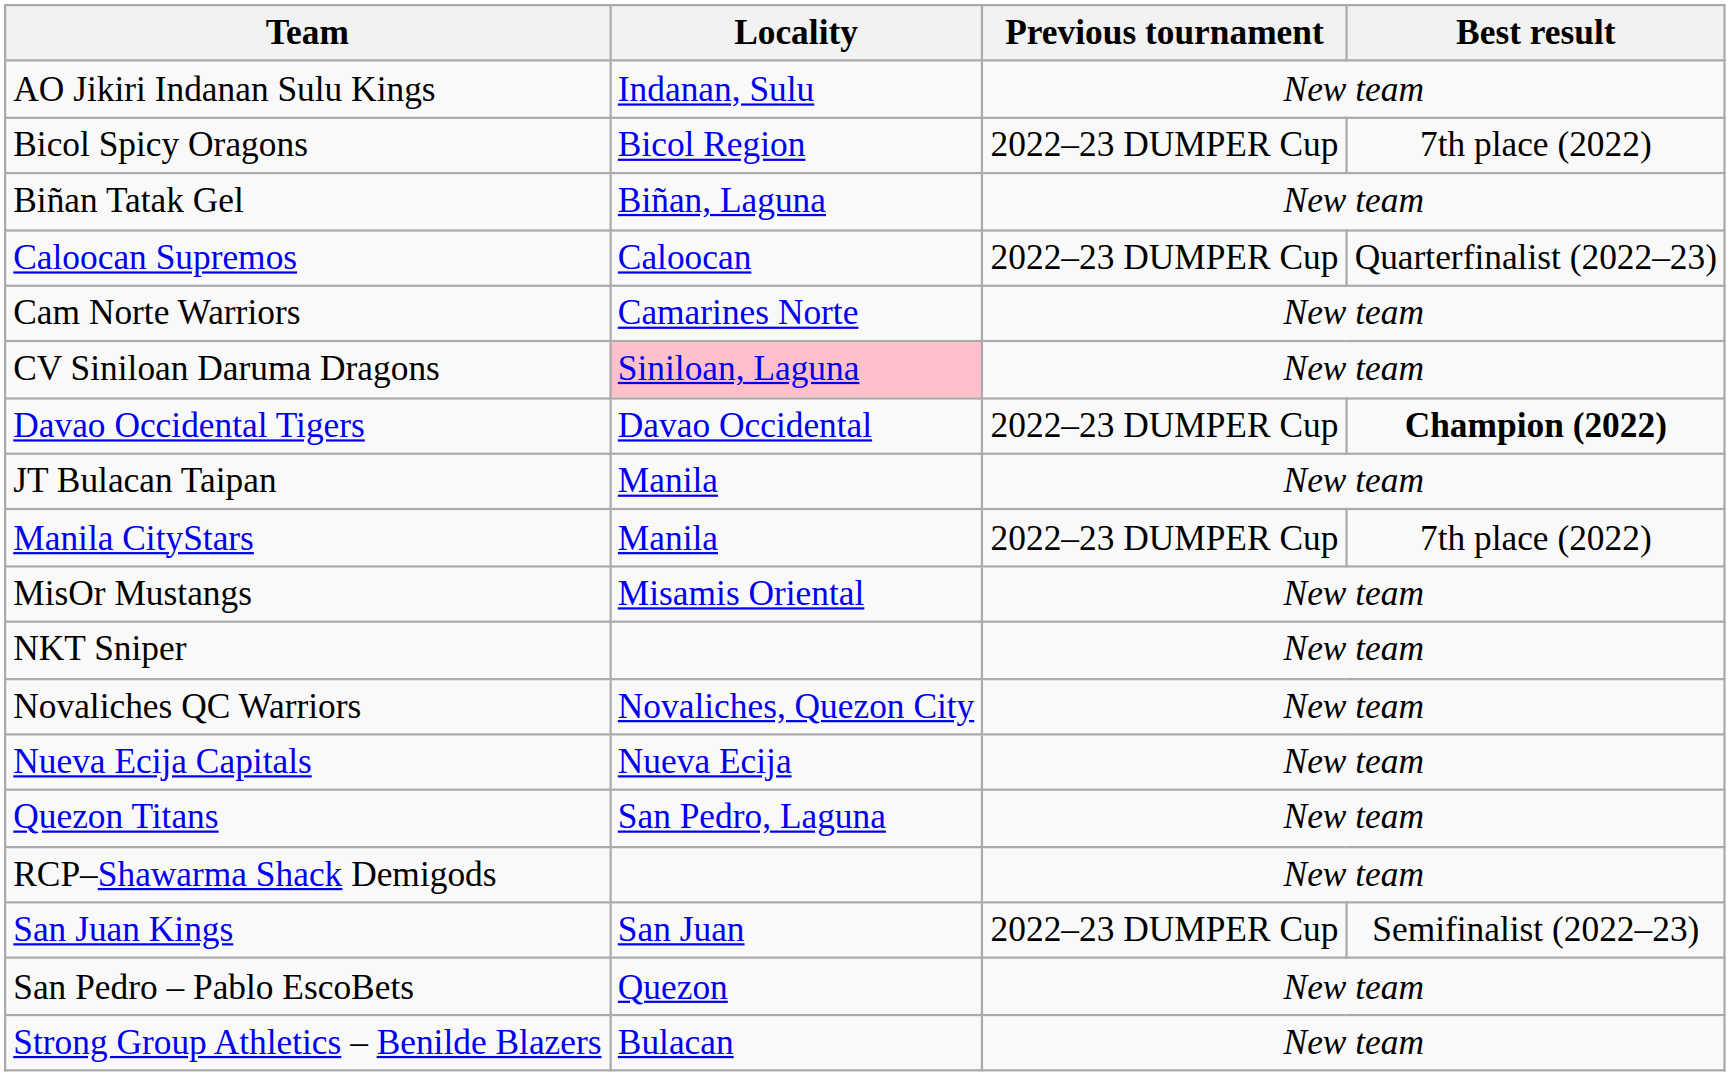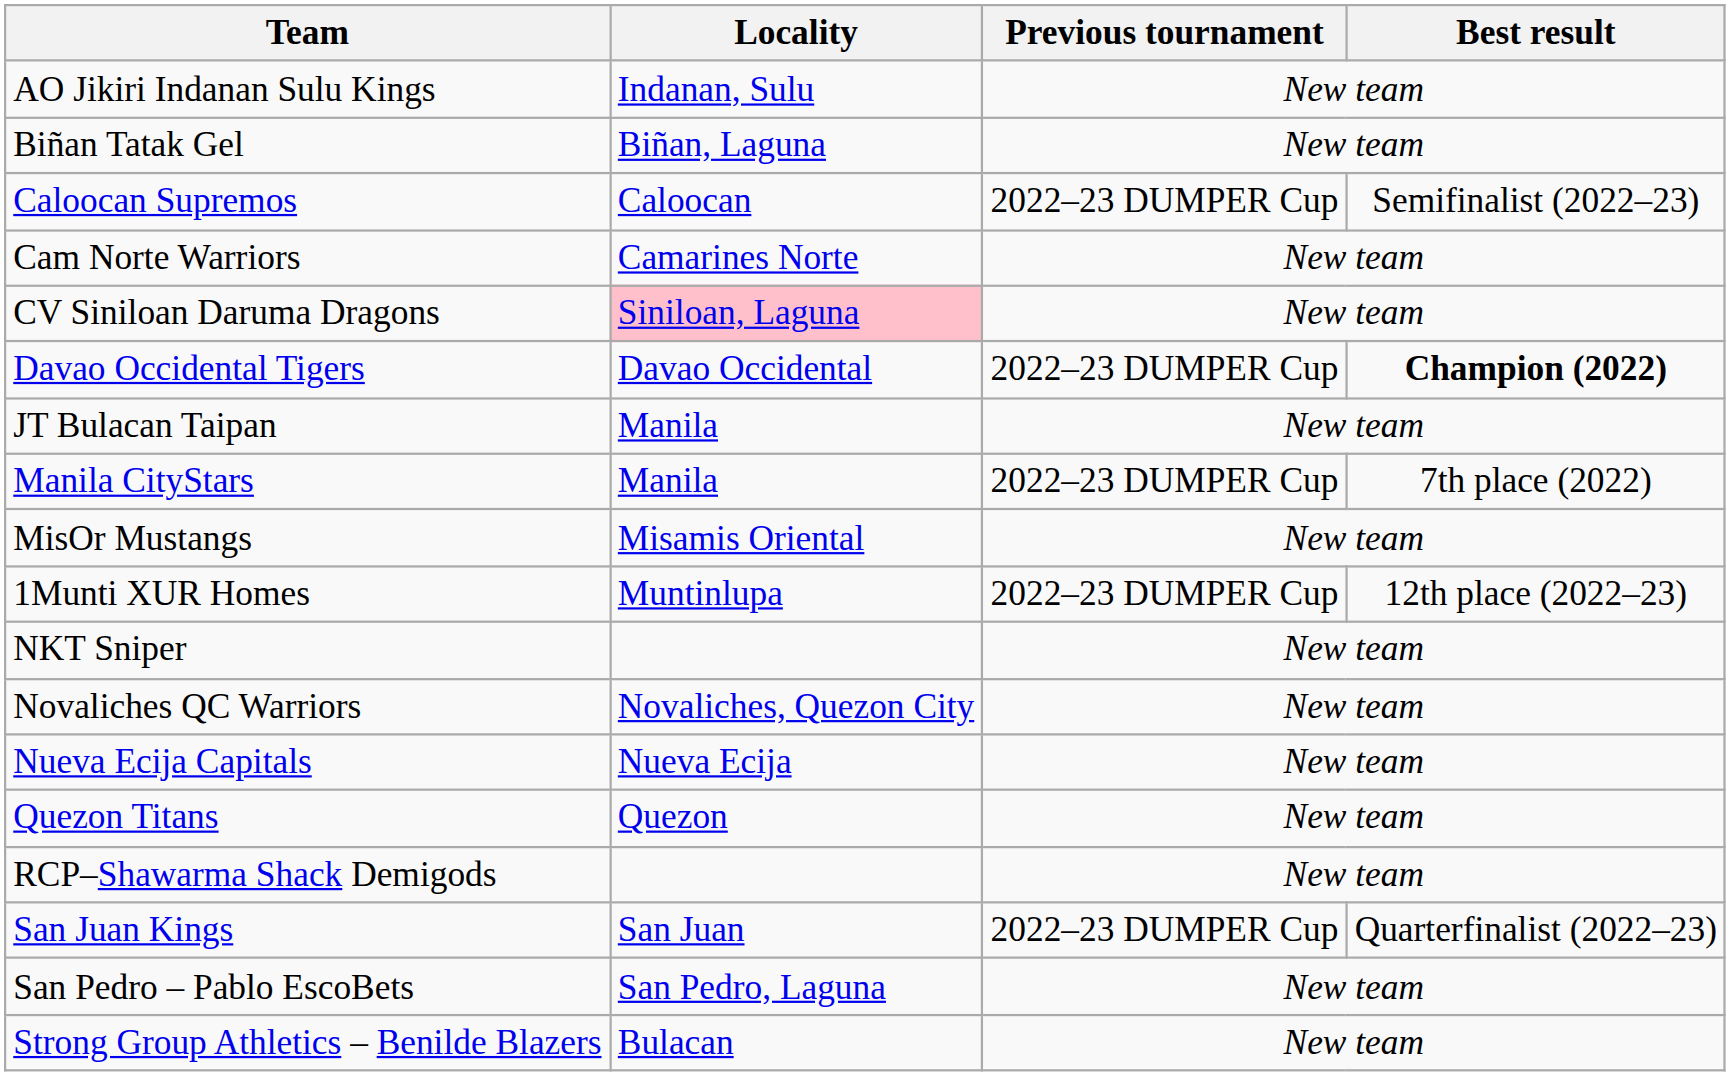- row: (161, 144)
(1536, 256) Quarterfinalist (2022–23) -> (1536, 200) Semifinalist (2022–23)
+ row: (162, 593)
(752, 817) San Pedro, Laguna -> (673, 817) Quezon
(1536, 929) Semifinalist (2022–23) -> (1536, 929) Quarterfinalist (2022–23)
(673, 985) Quezon -> (752, 985) San Pedro, Laguna
